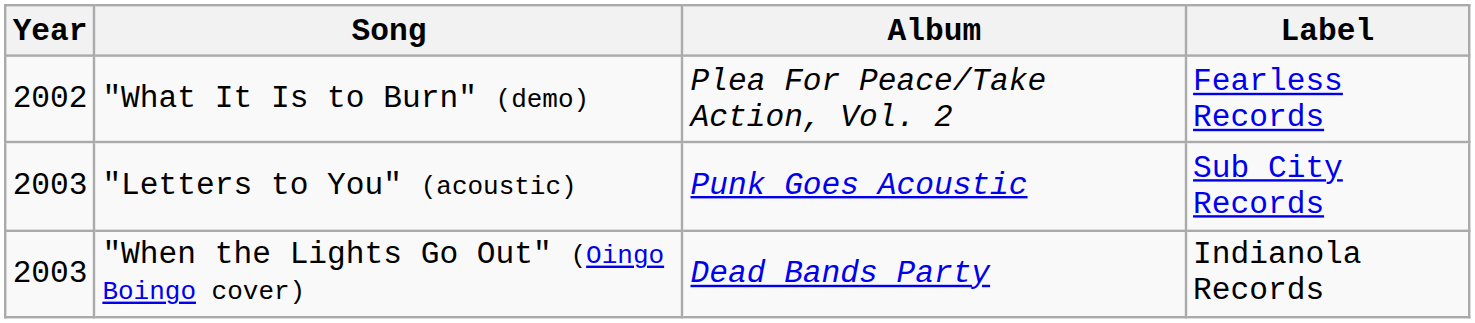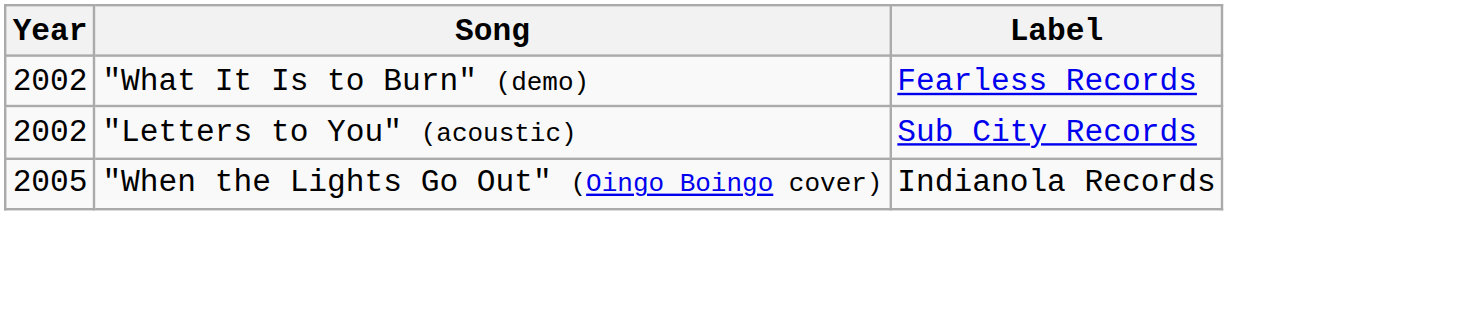- column: (934, 31)
(50, 186) 2003 -> (50, 132) 2002
(50, 273) 2003 -> (50, 183) 2005
